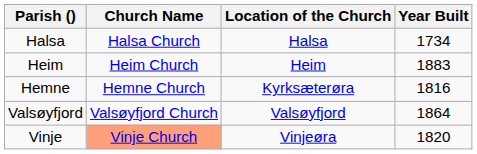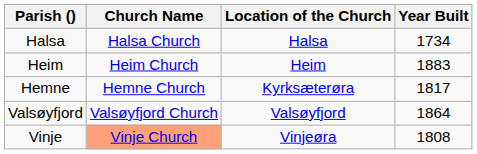(433, 88) 1816 -> (433, 88) 1817
(433, 137) 1820 -> (433, 137) 1808
